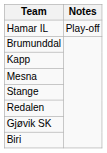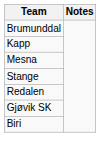- row: (27, 28)
